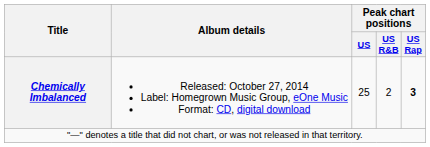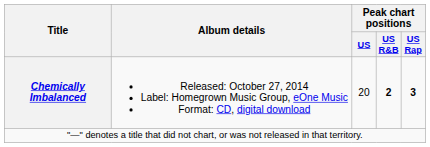(364, 92) 25 -> (364, 92) 20
(389, 92) normal -> (389, 92) bold
